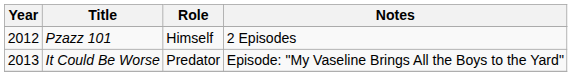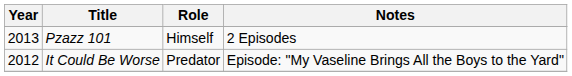(23, 37) 2012 -> (23, 37) 2013
(23, 60) 2013 -> (23, 60) 2012
